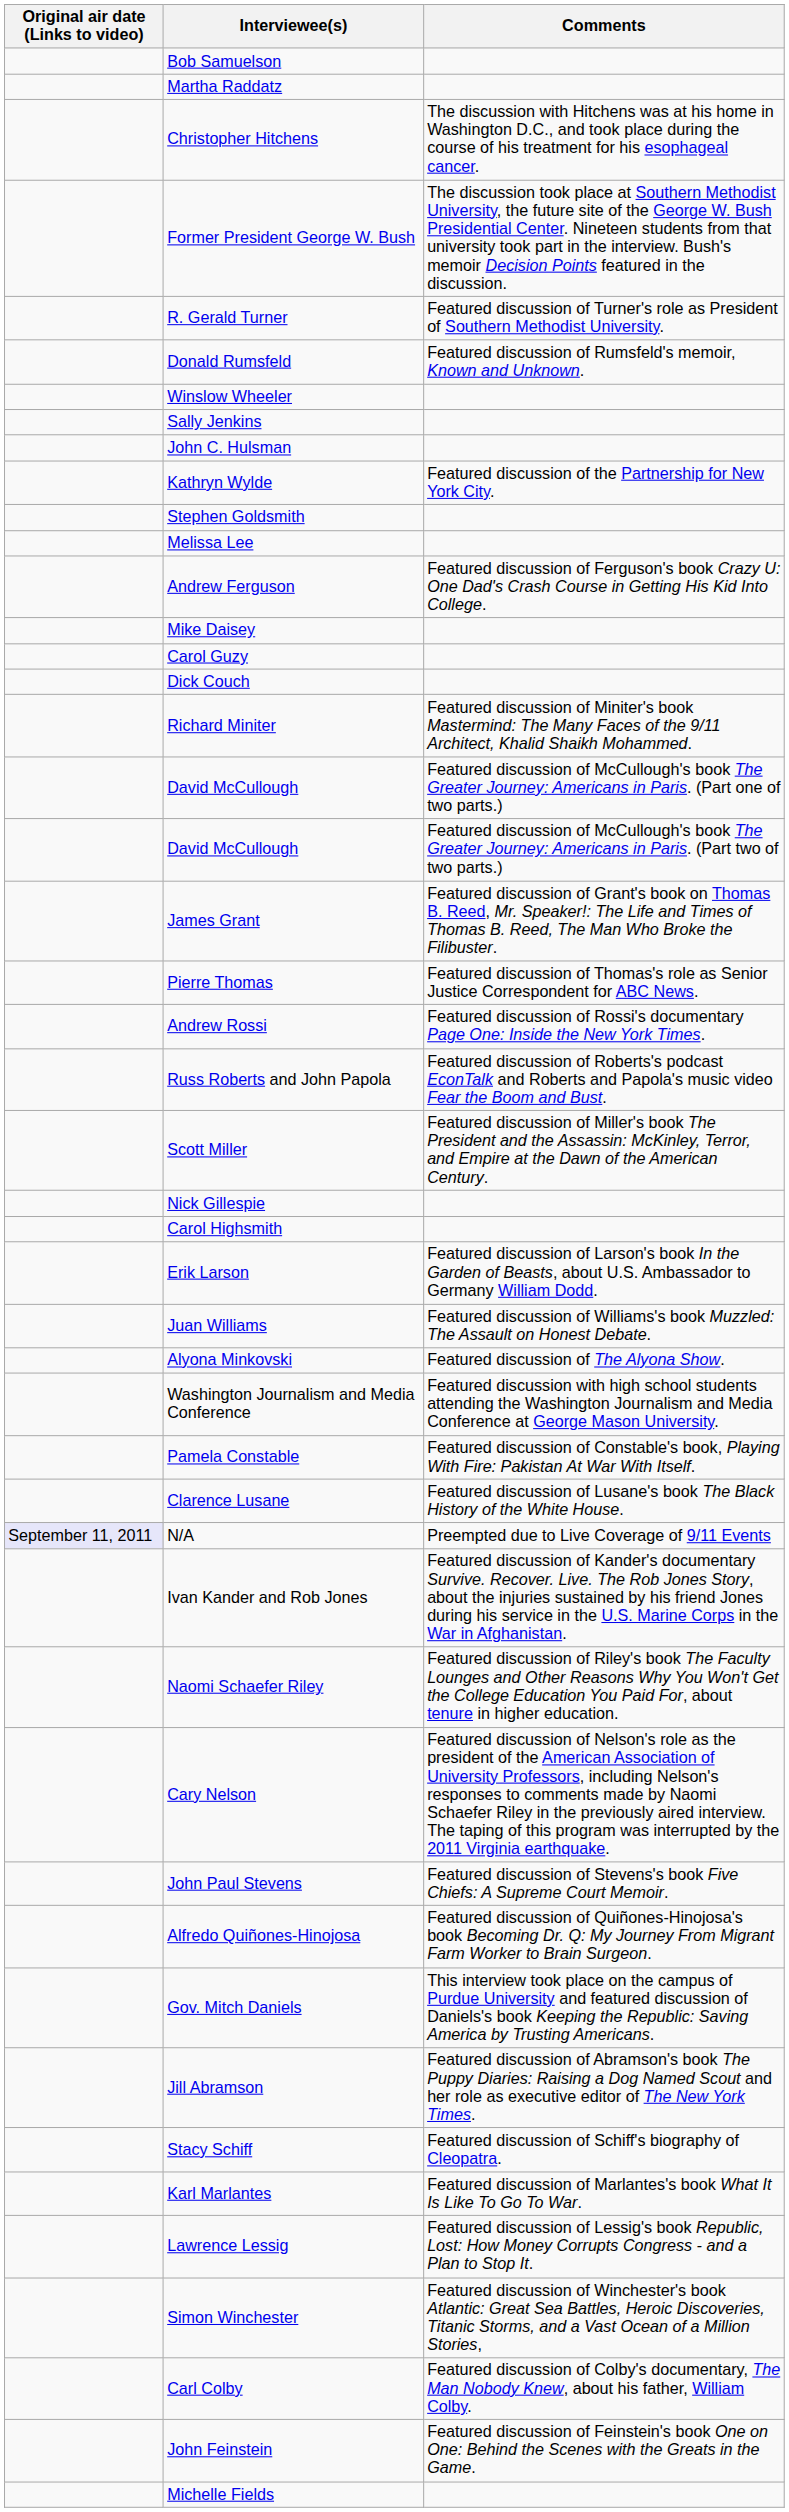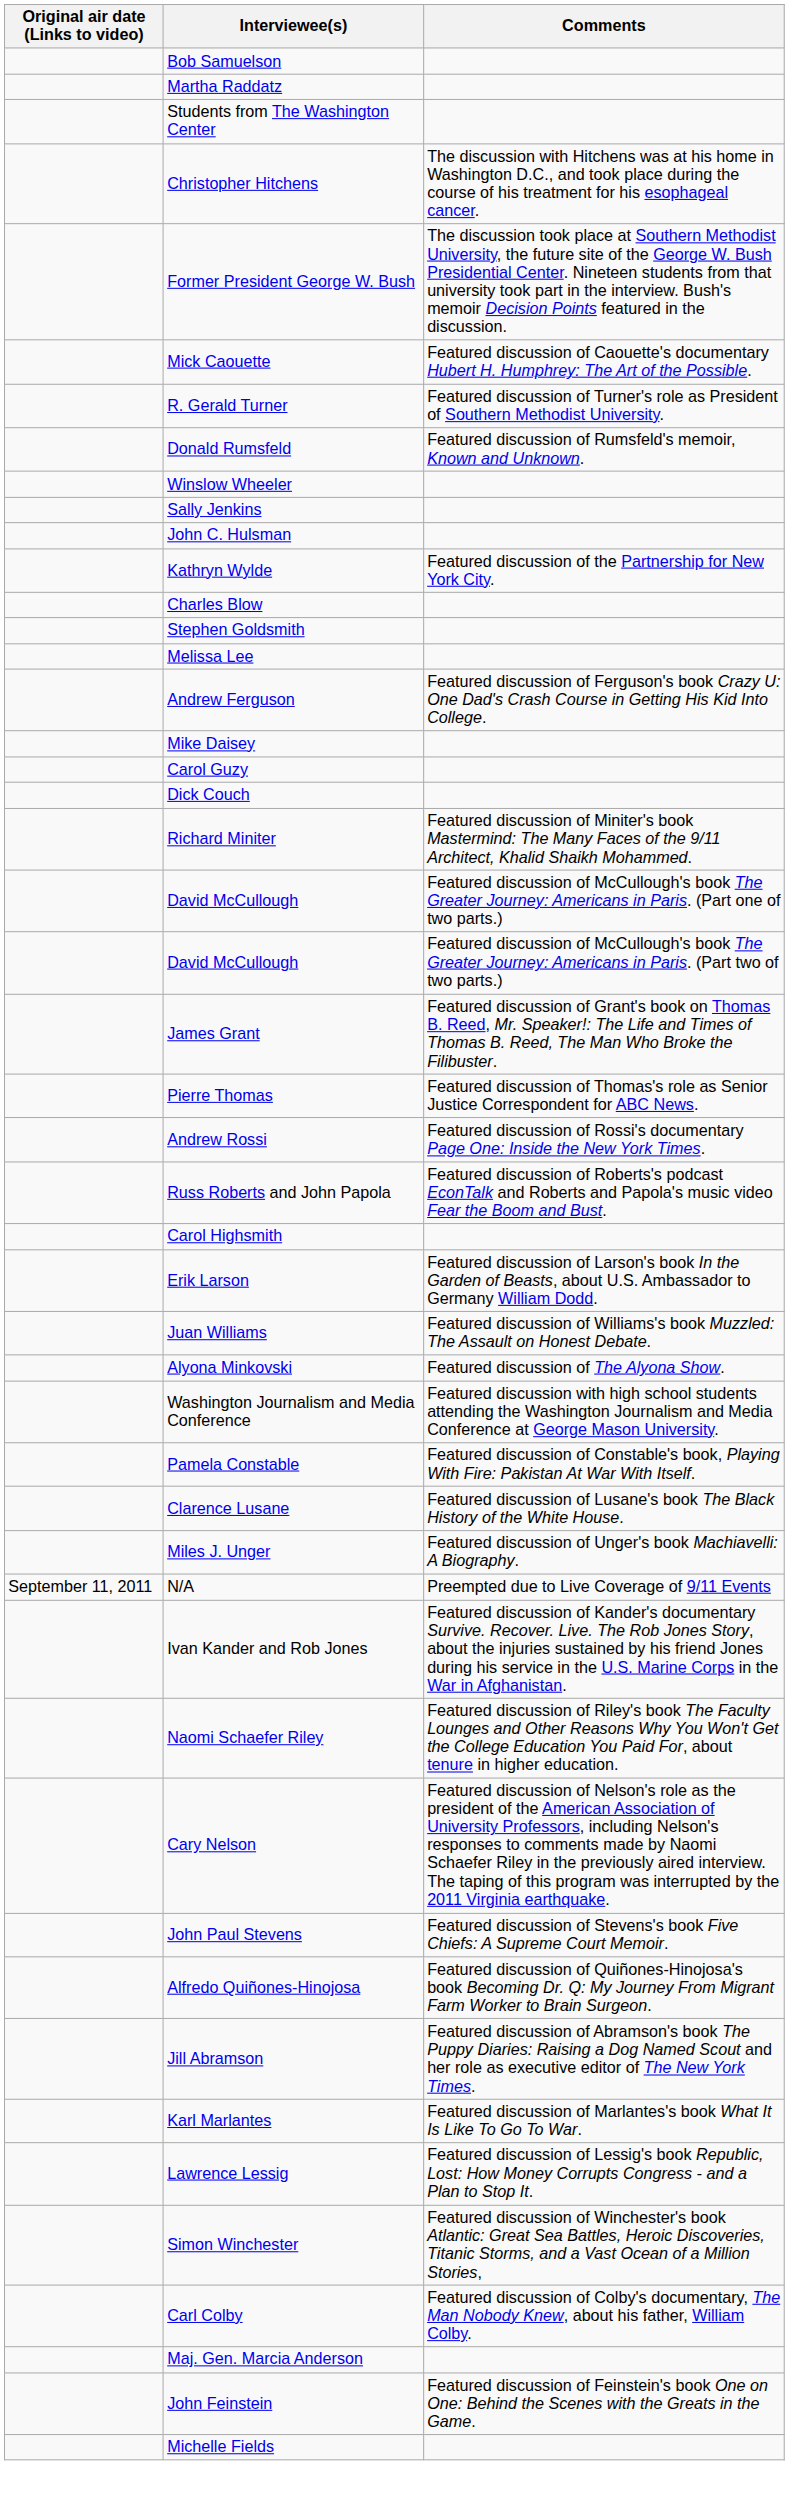+ row: (278, 121)
+ row: (219, 361)
+ row: (215, 605)
- row: (207, 1150)
- row: (216, 1203)
+ row: (219, 1552)
(80, 1535) lavender background -> (80, 1586) no background
- row: (234, 2007)
- row: (210, 2149)
+ row: (265, 2359)
